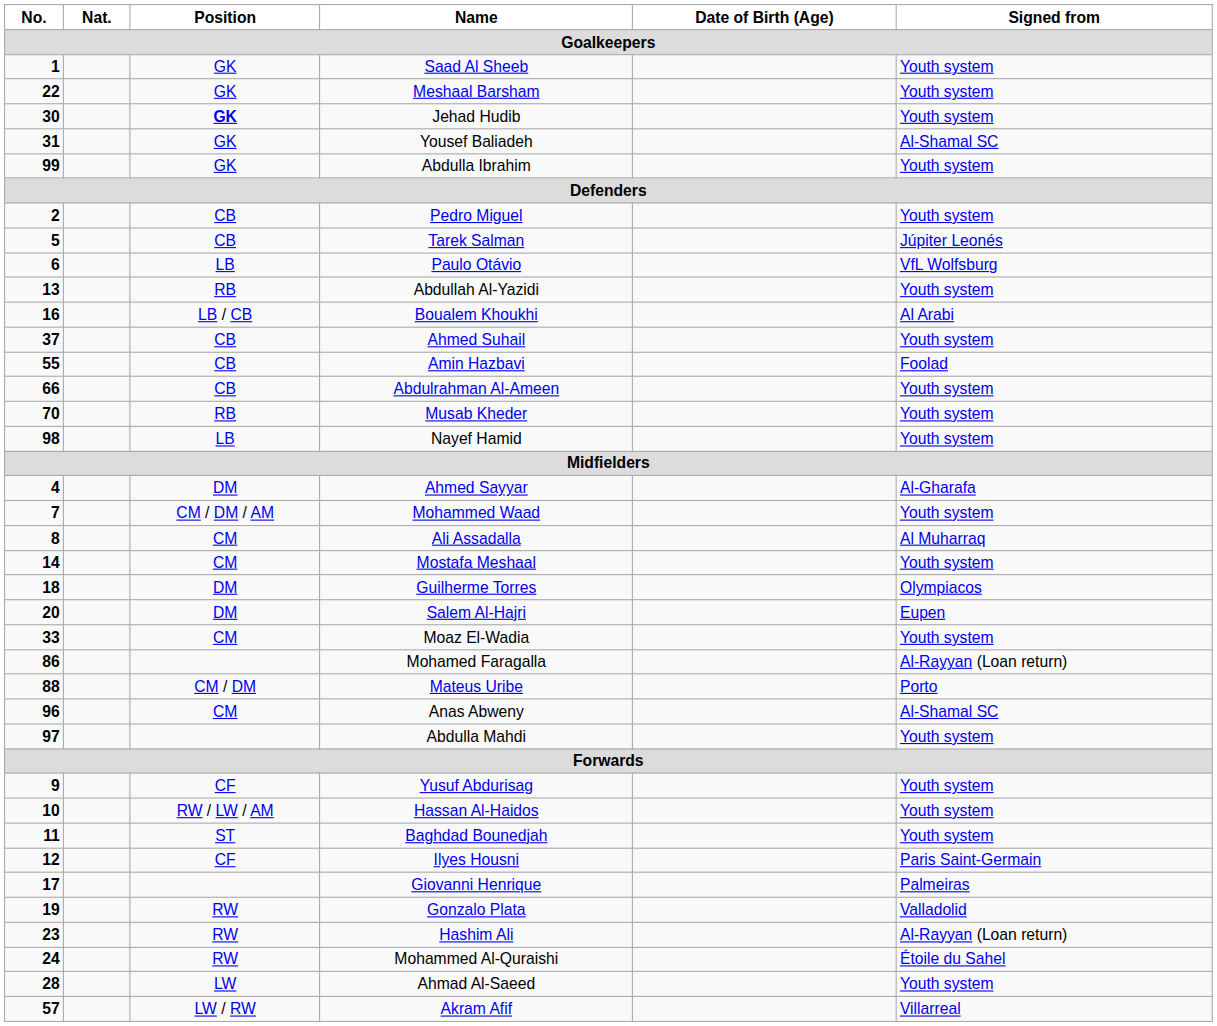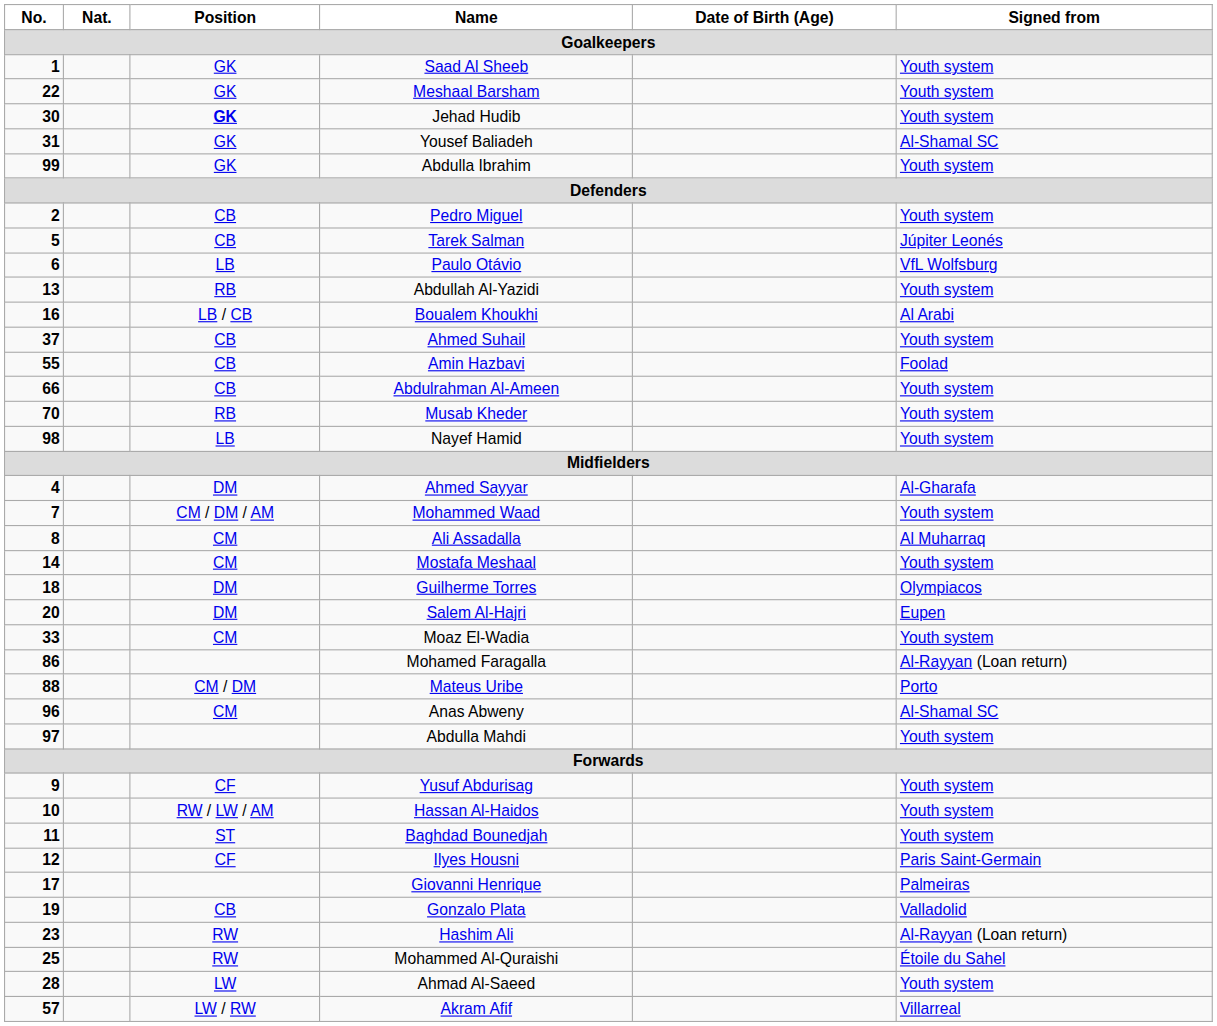(225, 910) RW -> (225, 910) CB
(51, 960) 24 -> (51, 960) 25
